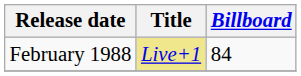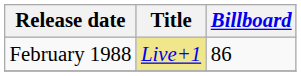(221, 53) 84 -> (221, 53) 86
